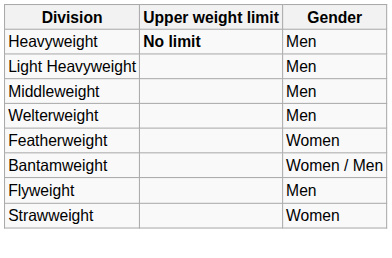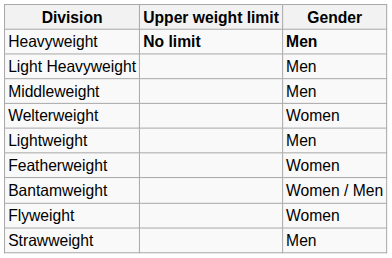(301, 42) normal -> (302, 42) bold
(301, 116) Men -> (313, 116) Women
+ row: (48, 141)
(301, 191) Men -> (313, 215) Women
(313, 215) Women -> (301, 240) Men
